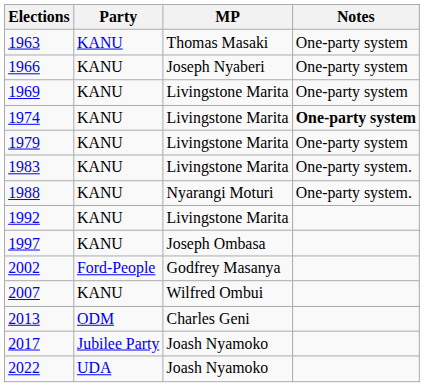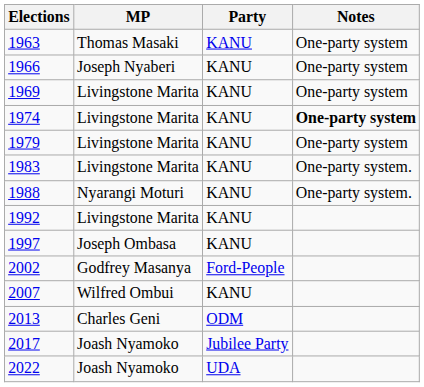columns swapped: (228, 17) <-> (118, 17)
